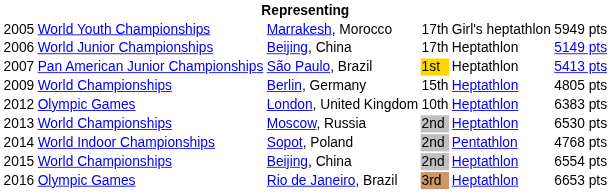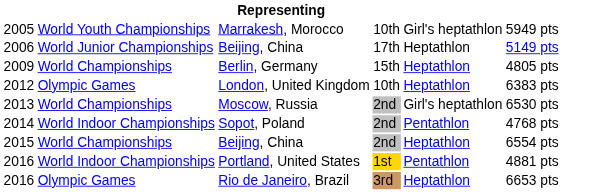(435, 29) 17th -> (387, 29) 10th
- row: (19, 67)
(485, 123) Heptathlon -> (453, 104) Girl's heptathlon
+ row: (19, 161)
